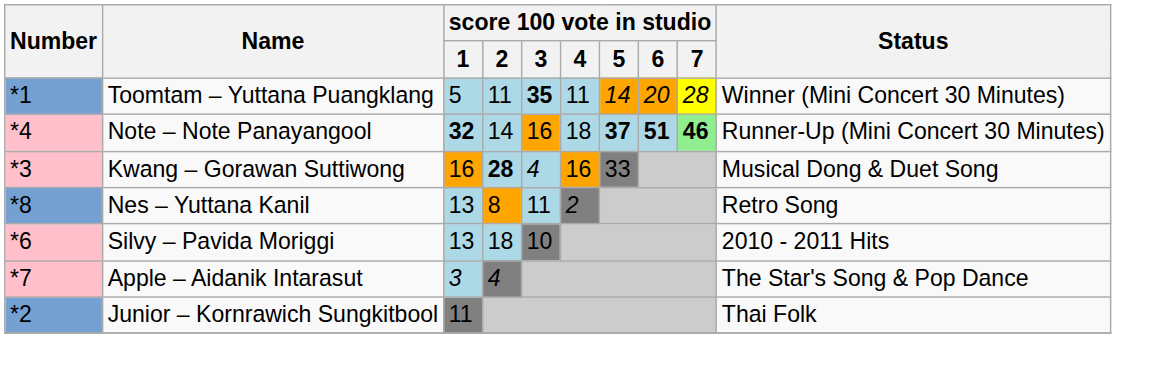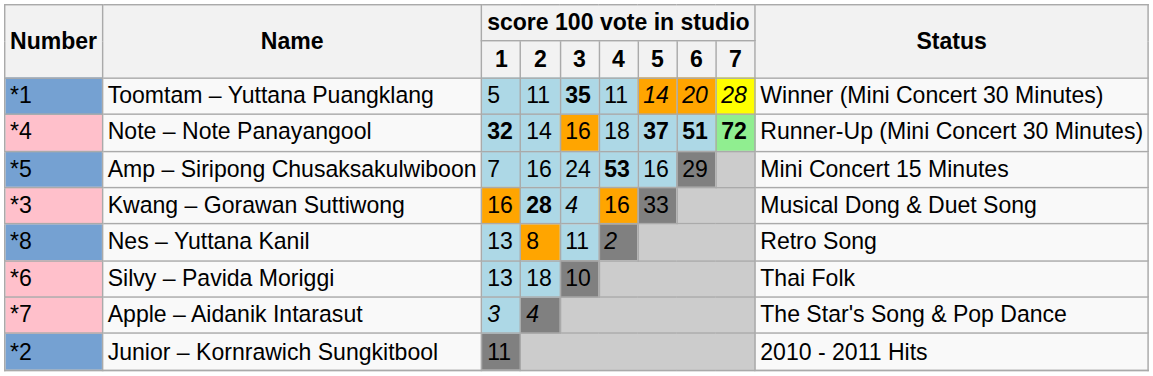(696, 132) 46 -> (734, 132) 72
+ row: (292, 168)
(806, 242) 2010 - 2011 Hits -> (808, 278) Thai Folk
(769, 315) Thai Folk -> (844, 351) 2010 - 2011 Hits
